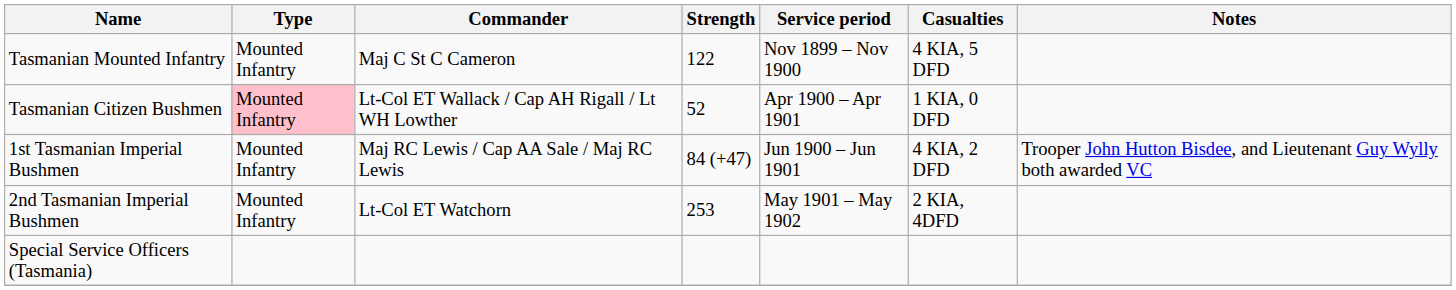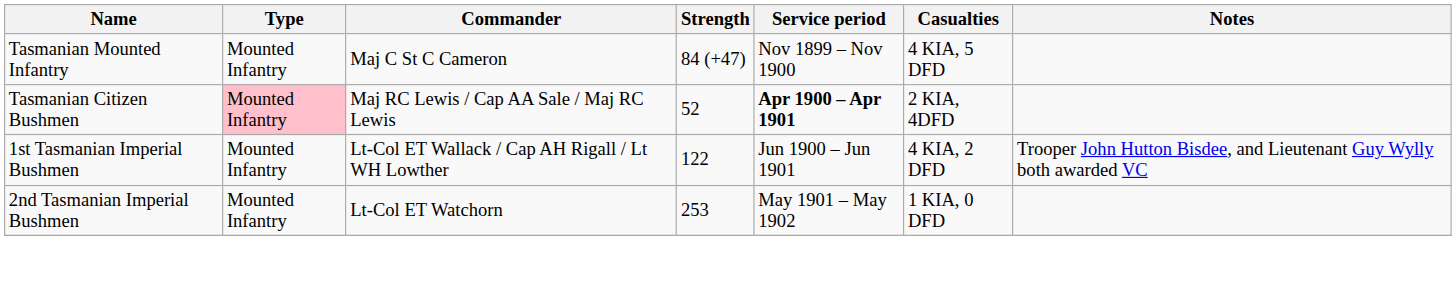(701, 59) 122 -> (713, 59) 84 (+47)
(507, 109) Lt-Col ET Wallack / Cap AH Rigall / Lt WH Lowther -> (497, 109) Maj RC Lewis / Cap AA Sale / Maj RC Lewis
(822, 109) normal -> (820, 109) bold
(945, 109) 1 KIA, 0 DFD -> (934, 109) 2 KIA, 4DFD
(505, 159) Maj RC Lewis / Cap AA Sale / Maj RC Lewis -> (499, 159) Lt-Col ET Wallack / Cap AH Rigall / Lt WH Lowther
(719, 159) 84 (+47) -> (695, 159) 122
(938, 210) 2 KIA, 4DFD -> (941, 210) 1 KIA, 0 DFD
- row: (99, 260)
